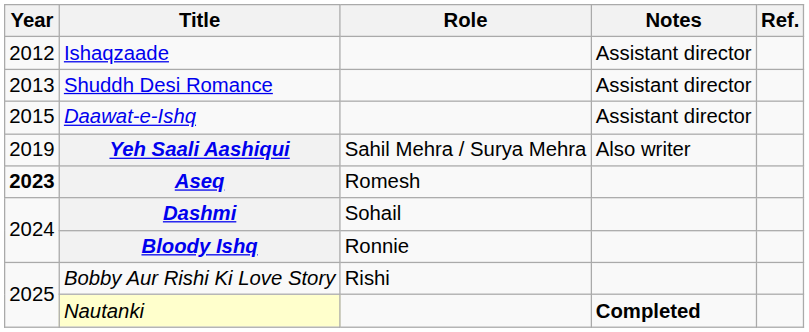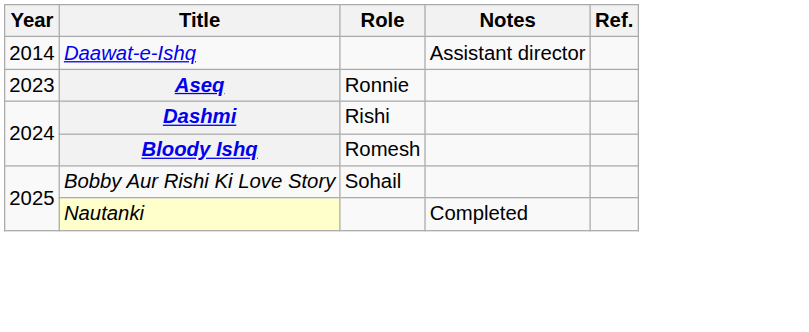- row: (116, 52)
- row: (168, 85)
(32, 117) 2015 -> (32, 52) 2014
- row: (200, 149)
(32, 181) bold -> (32, 85) normal
(383, 181) Romesh -> (377, 85) Ronnie
(373, 213) Sohail -> (367, 117) Rishi
(377, 246) Ronnie -> (383, 149) Romesh
(367, 278) Rishi -> (373, 181) Sohail
(648, 310) bold -> (479, 213) normal
